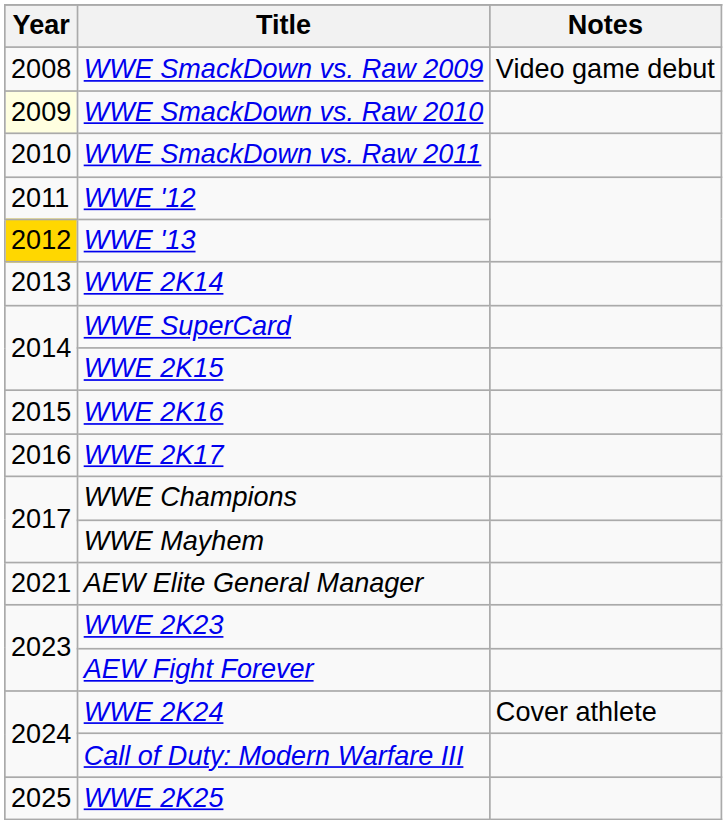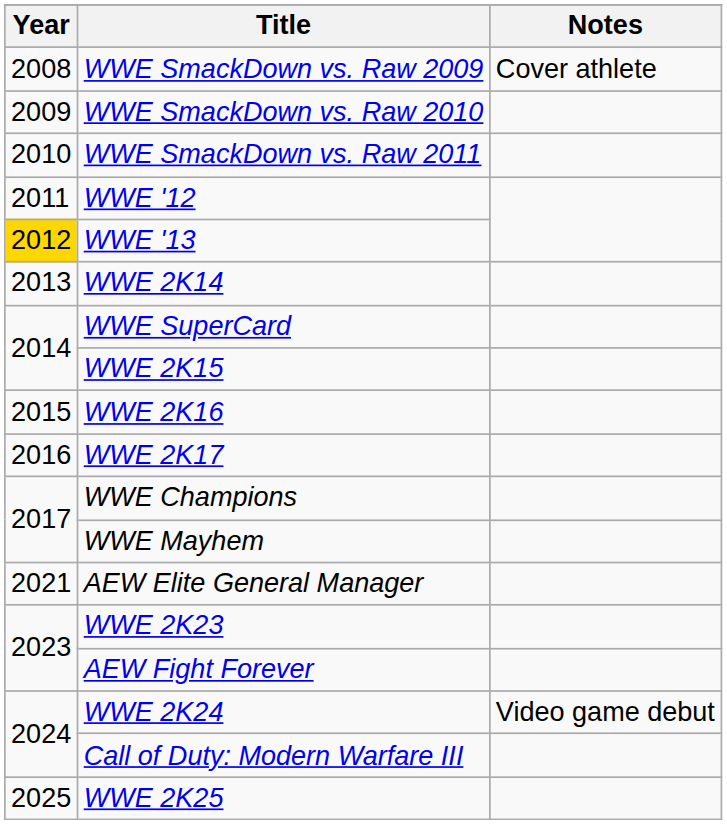(605, 68) Video game debut -> (576, 68) Cover athlete
(41, 111) lightyellow background -> (41, 111) no background
(576, 712) Cover athlete -> (605, 712) Video game debut
